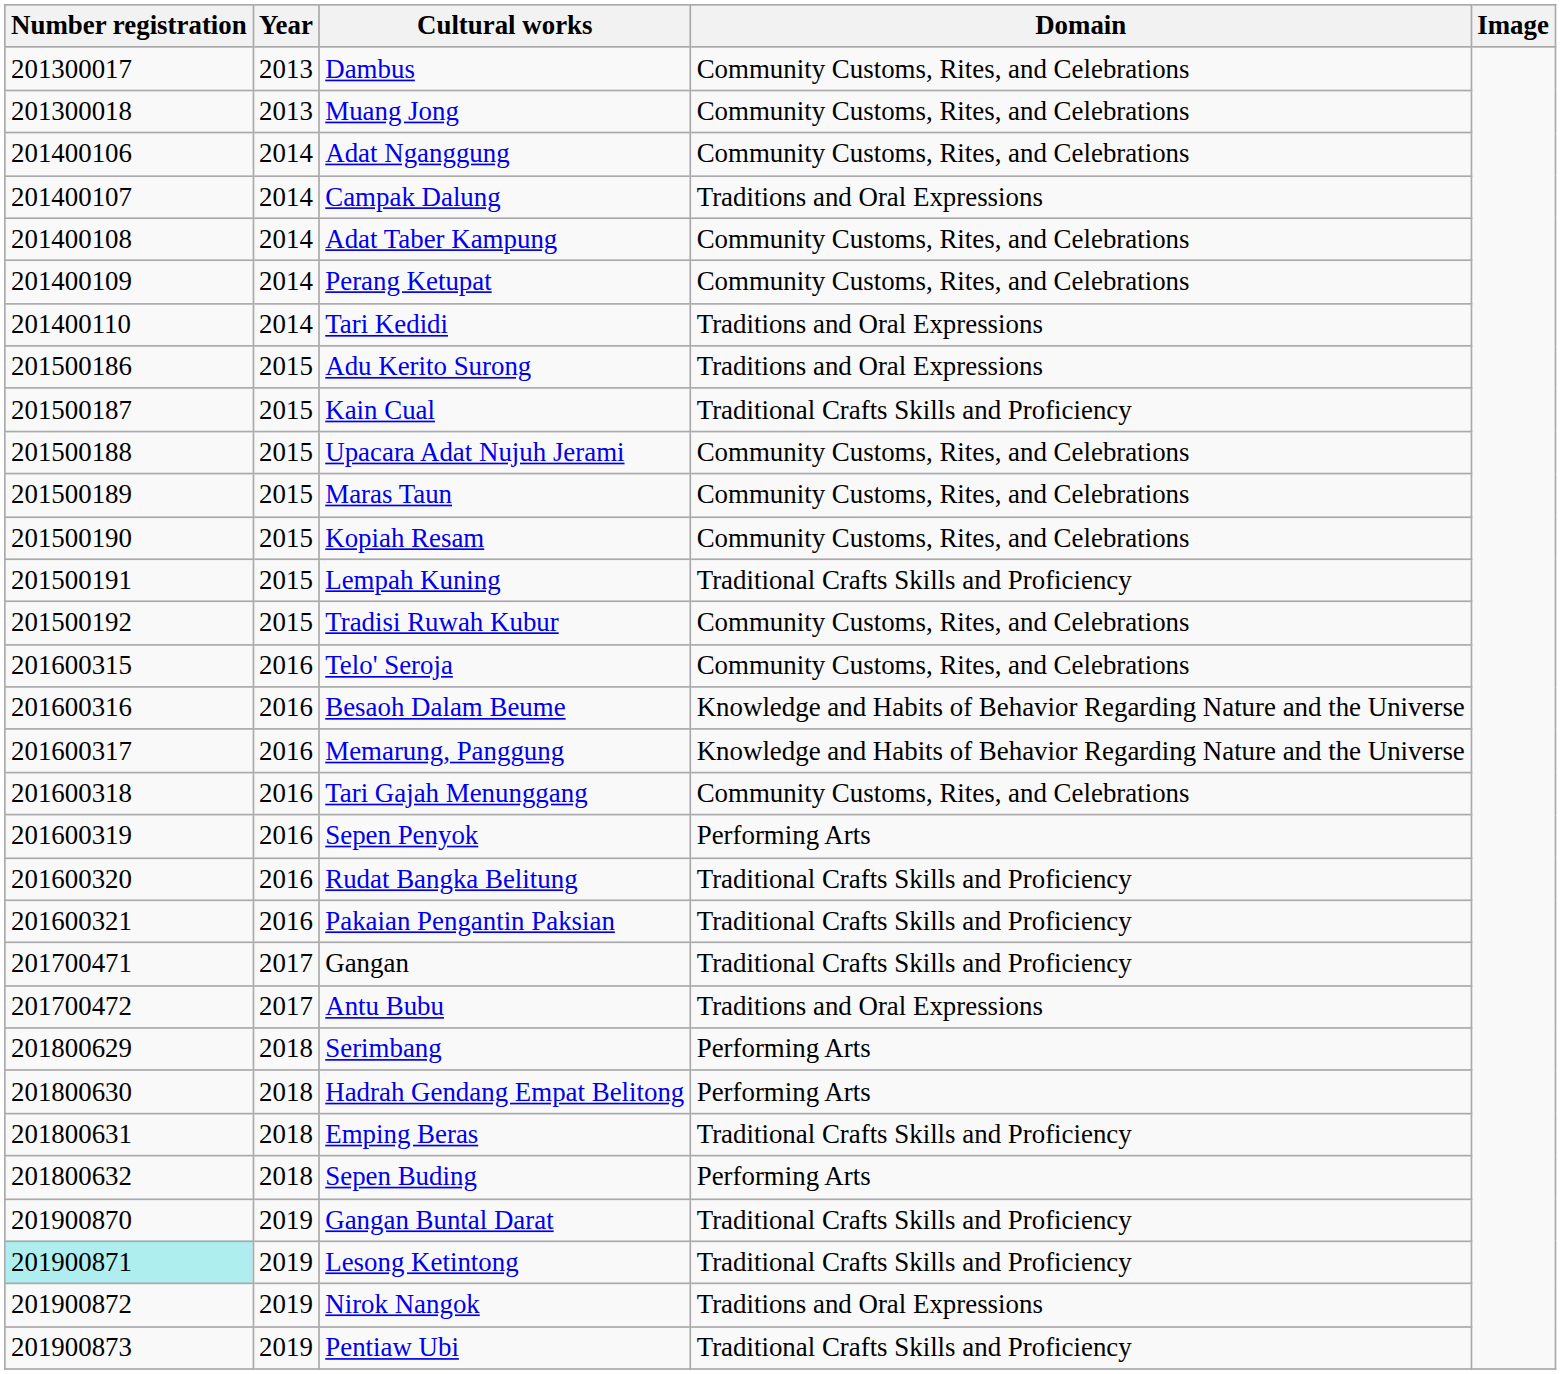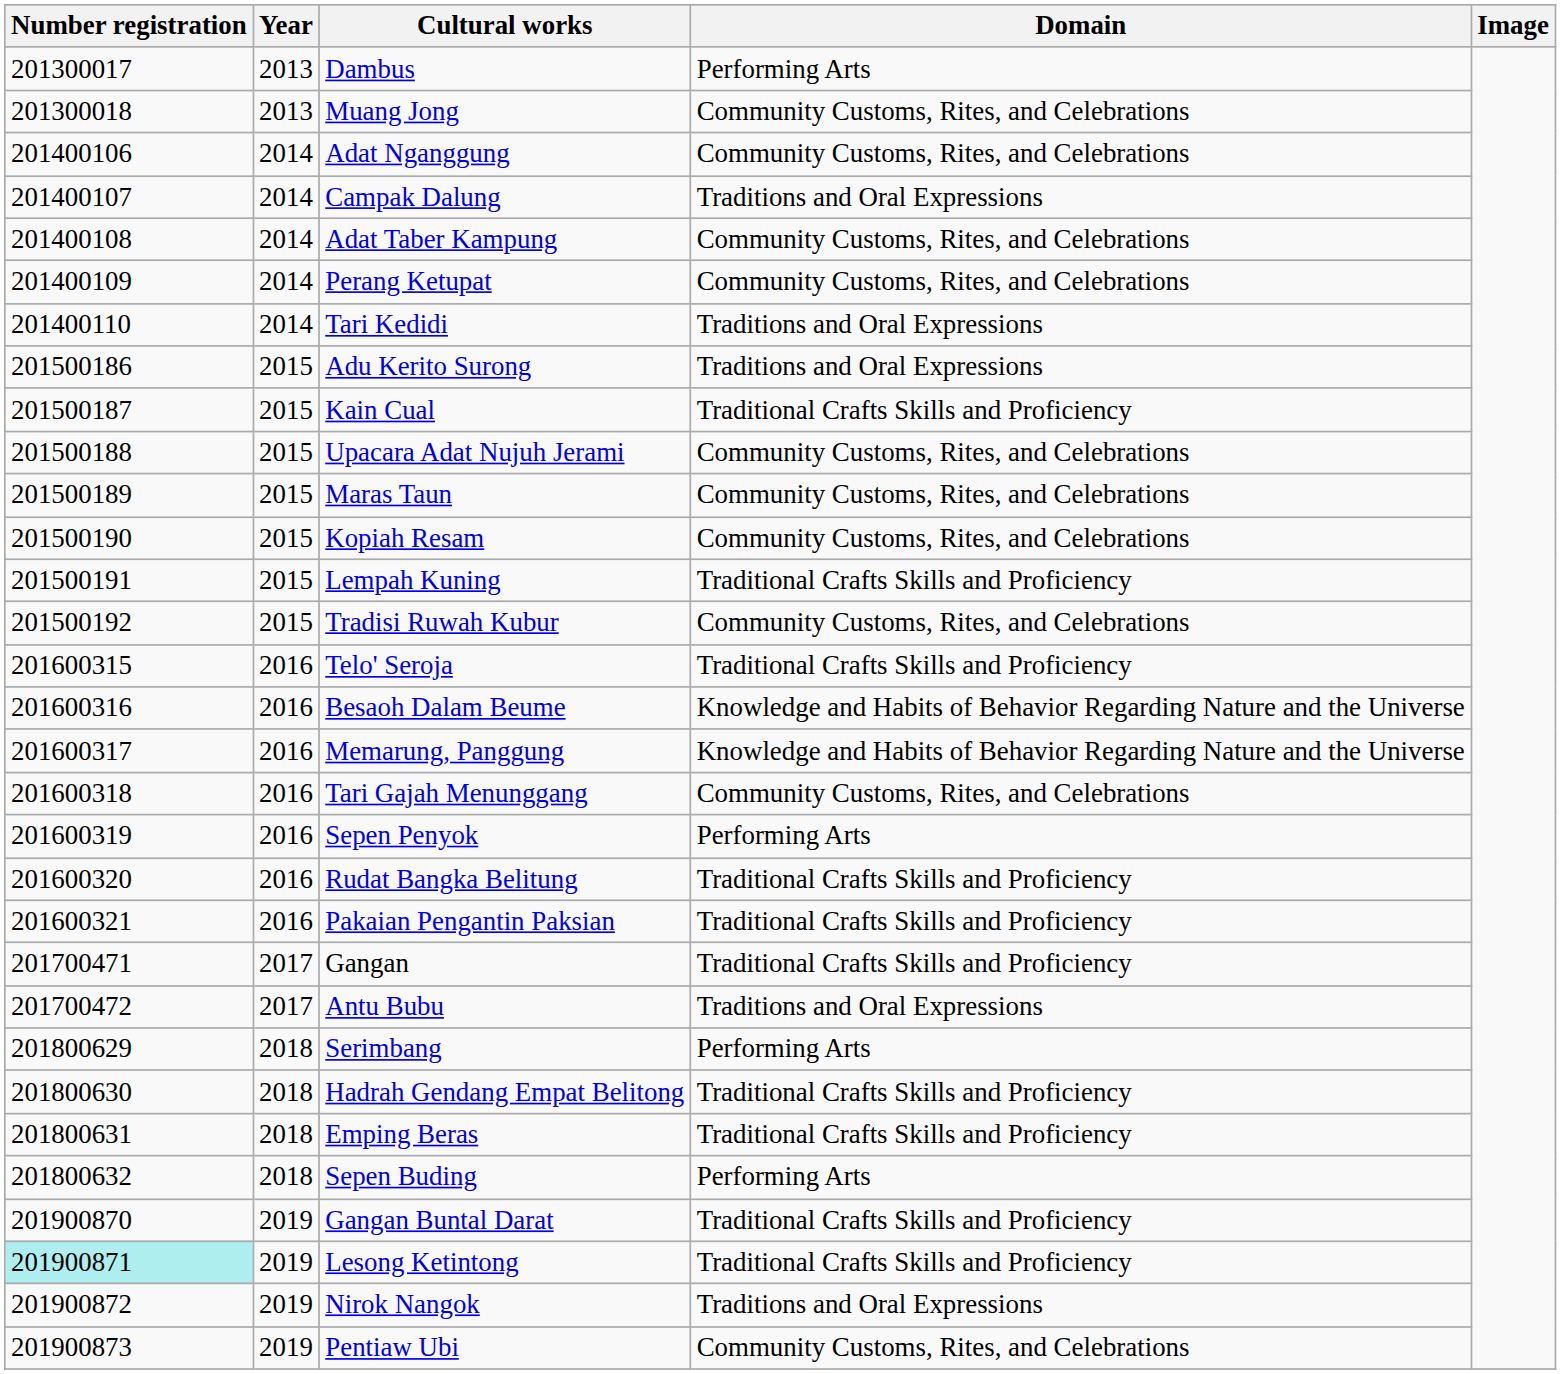(943, 68) Community Customs, Rites, and Celebrations -> (784, 68) Performing Arts
(943, 665) Community Customs, Rites, and Celebrations -> (914, 665) Traditional Crafts Skills and Proficiency
(784, 1091) Performing Arts -> (914, 1091) Traditional Crafts Skills and Proficiency
(914, 1347) Traditional Crafts Skills and Proficiency -> (943, 1347) Community Customs, Rites, and Celebrations
